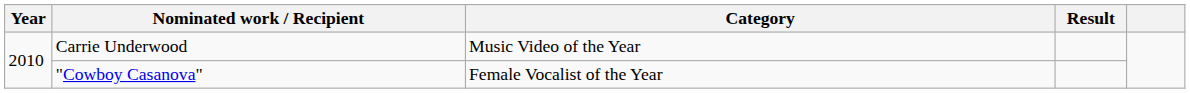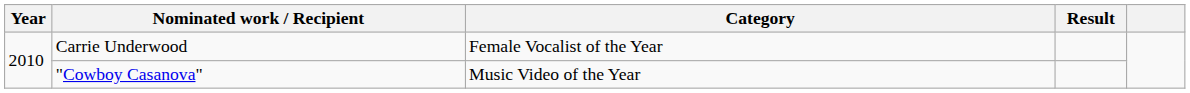(555, 46) Music Video of the Year -> (566, 46) Female Vocalist of the Year
(566, 74) Female Vocalist of the Year -> (555, 74) Music Video of the Year
